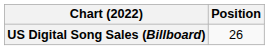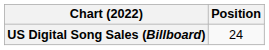(236, 34) 26 -> (236, 34) 24
